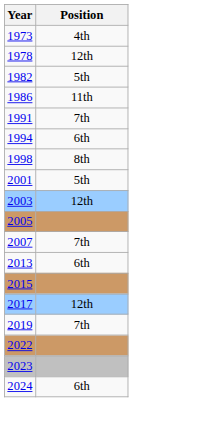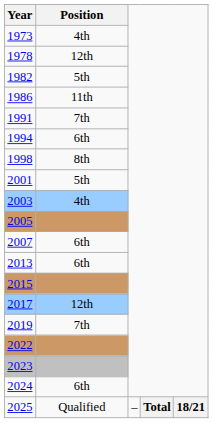(82, 201) 12th -> (82, 201) 4th
(82, 242) 7th -> (82, 242) 6th
+ row: (20, 407)
